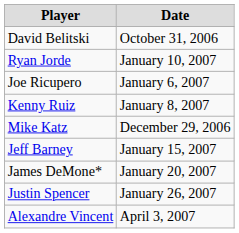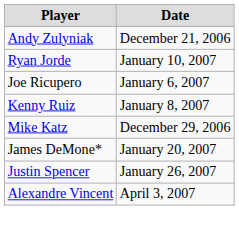- row: (49, 37)
+ row: (51, 37)
- row: (40, 149)
